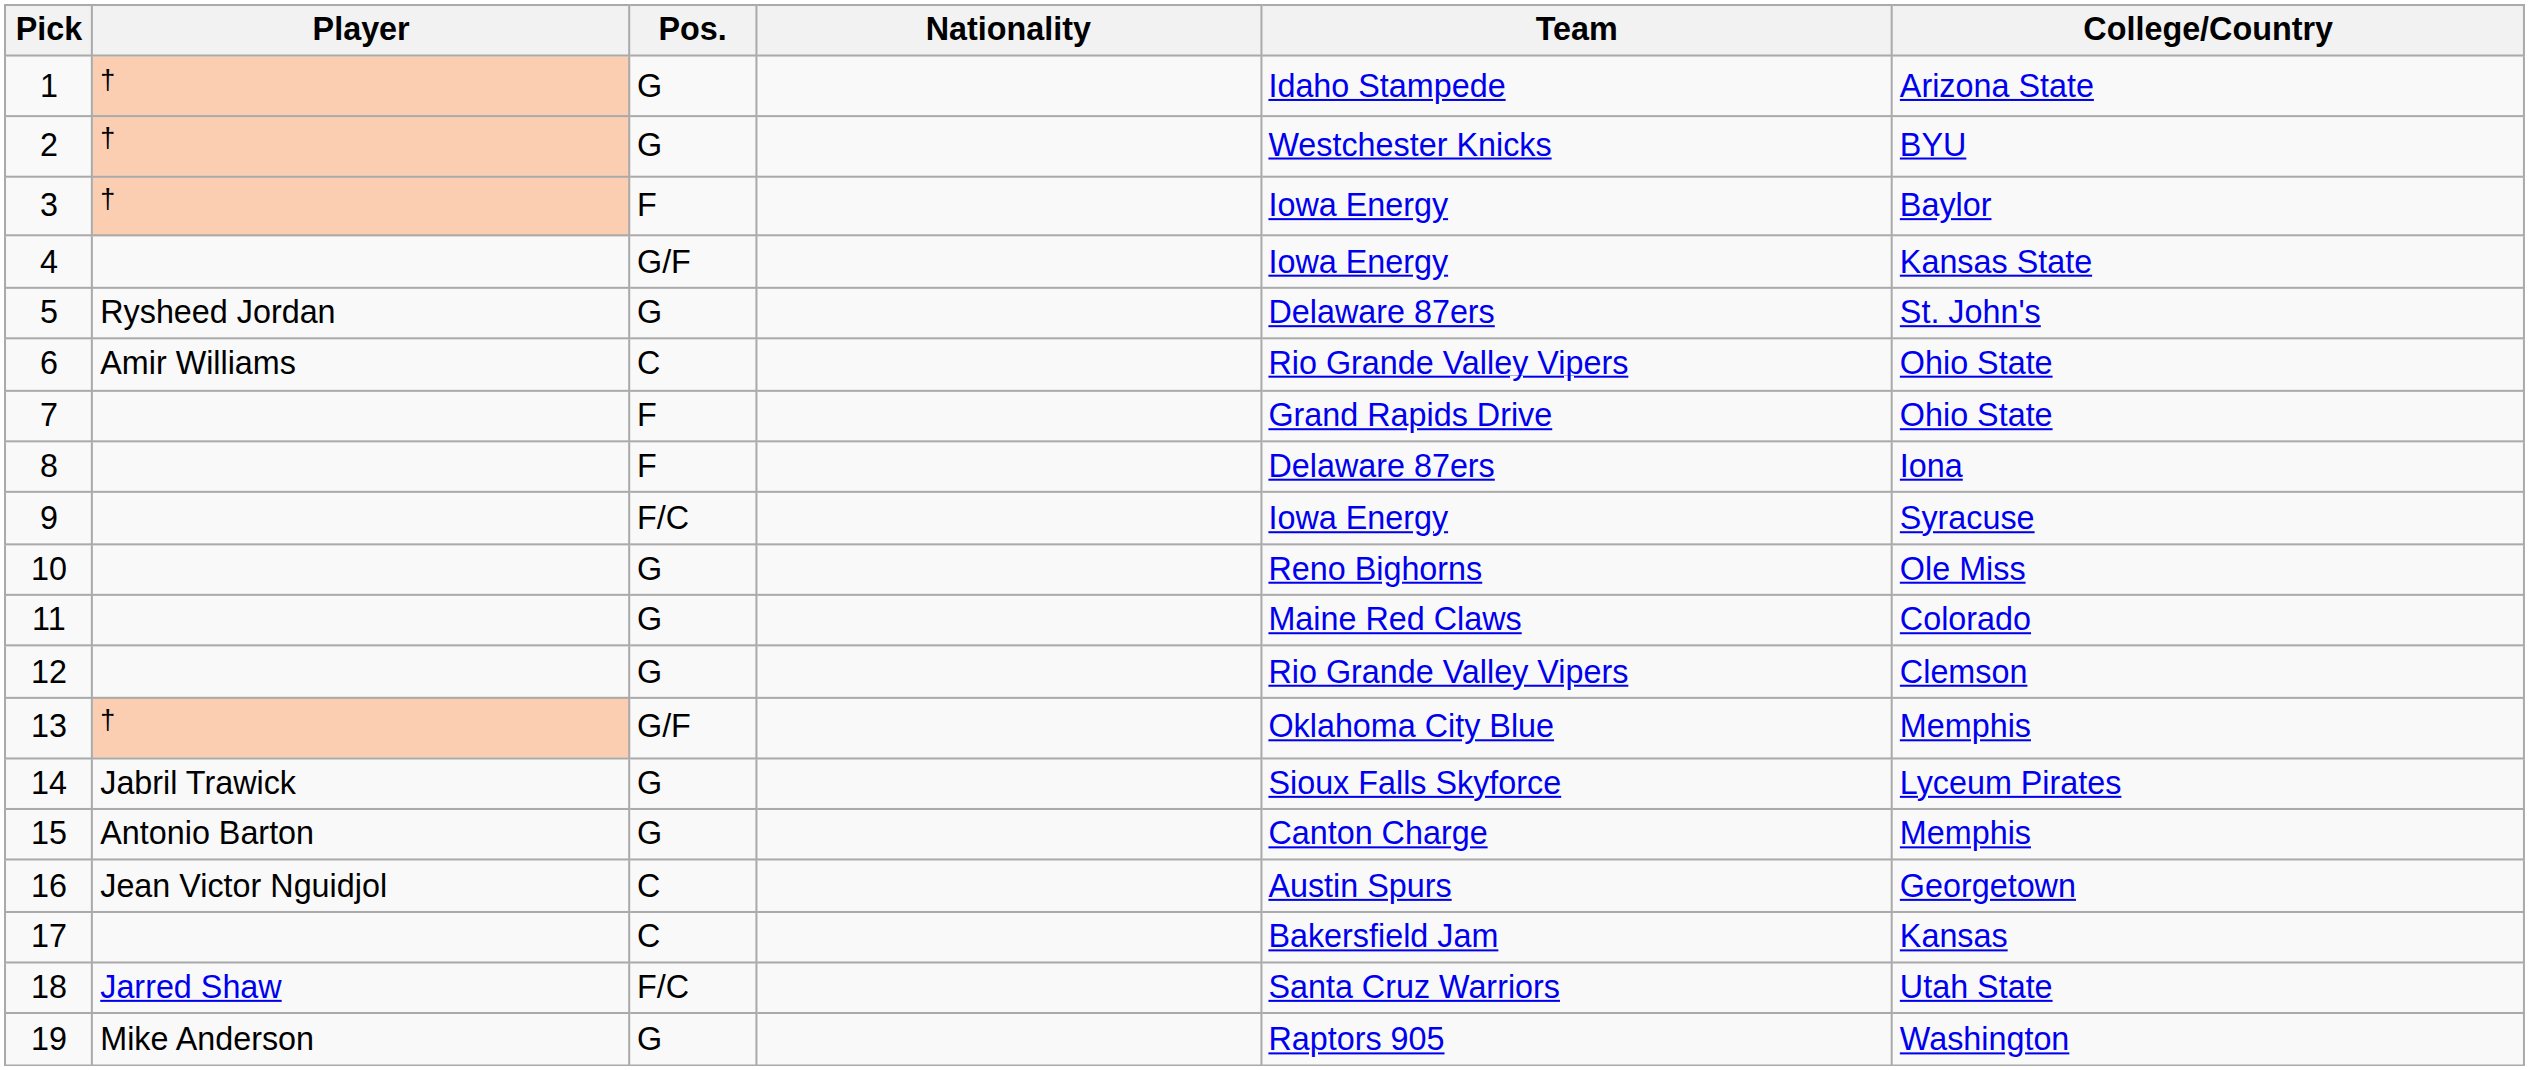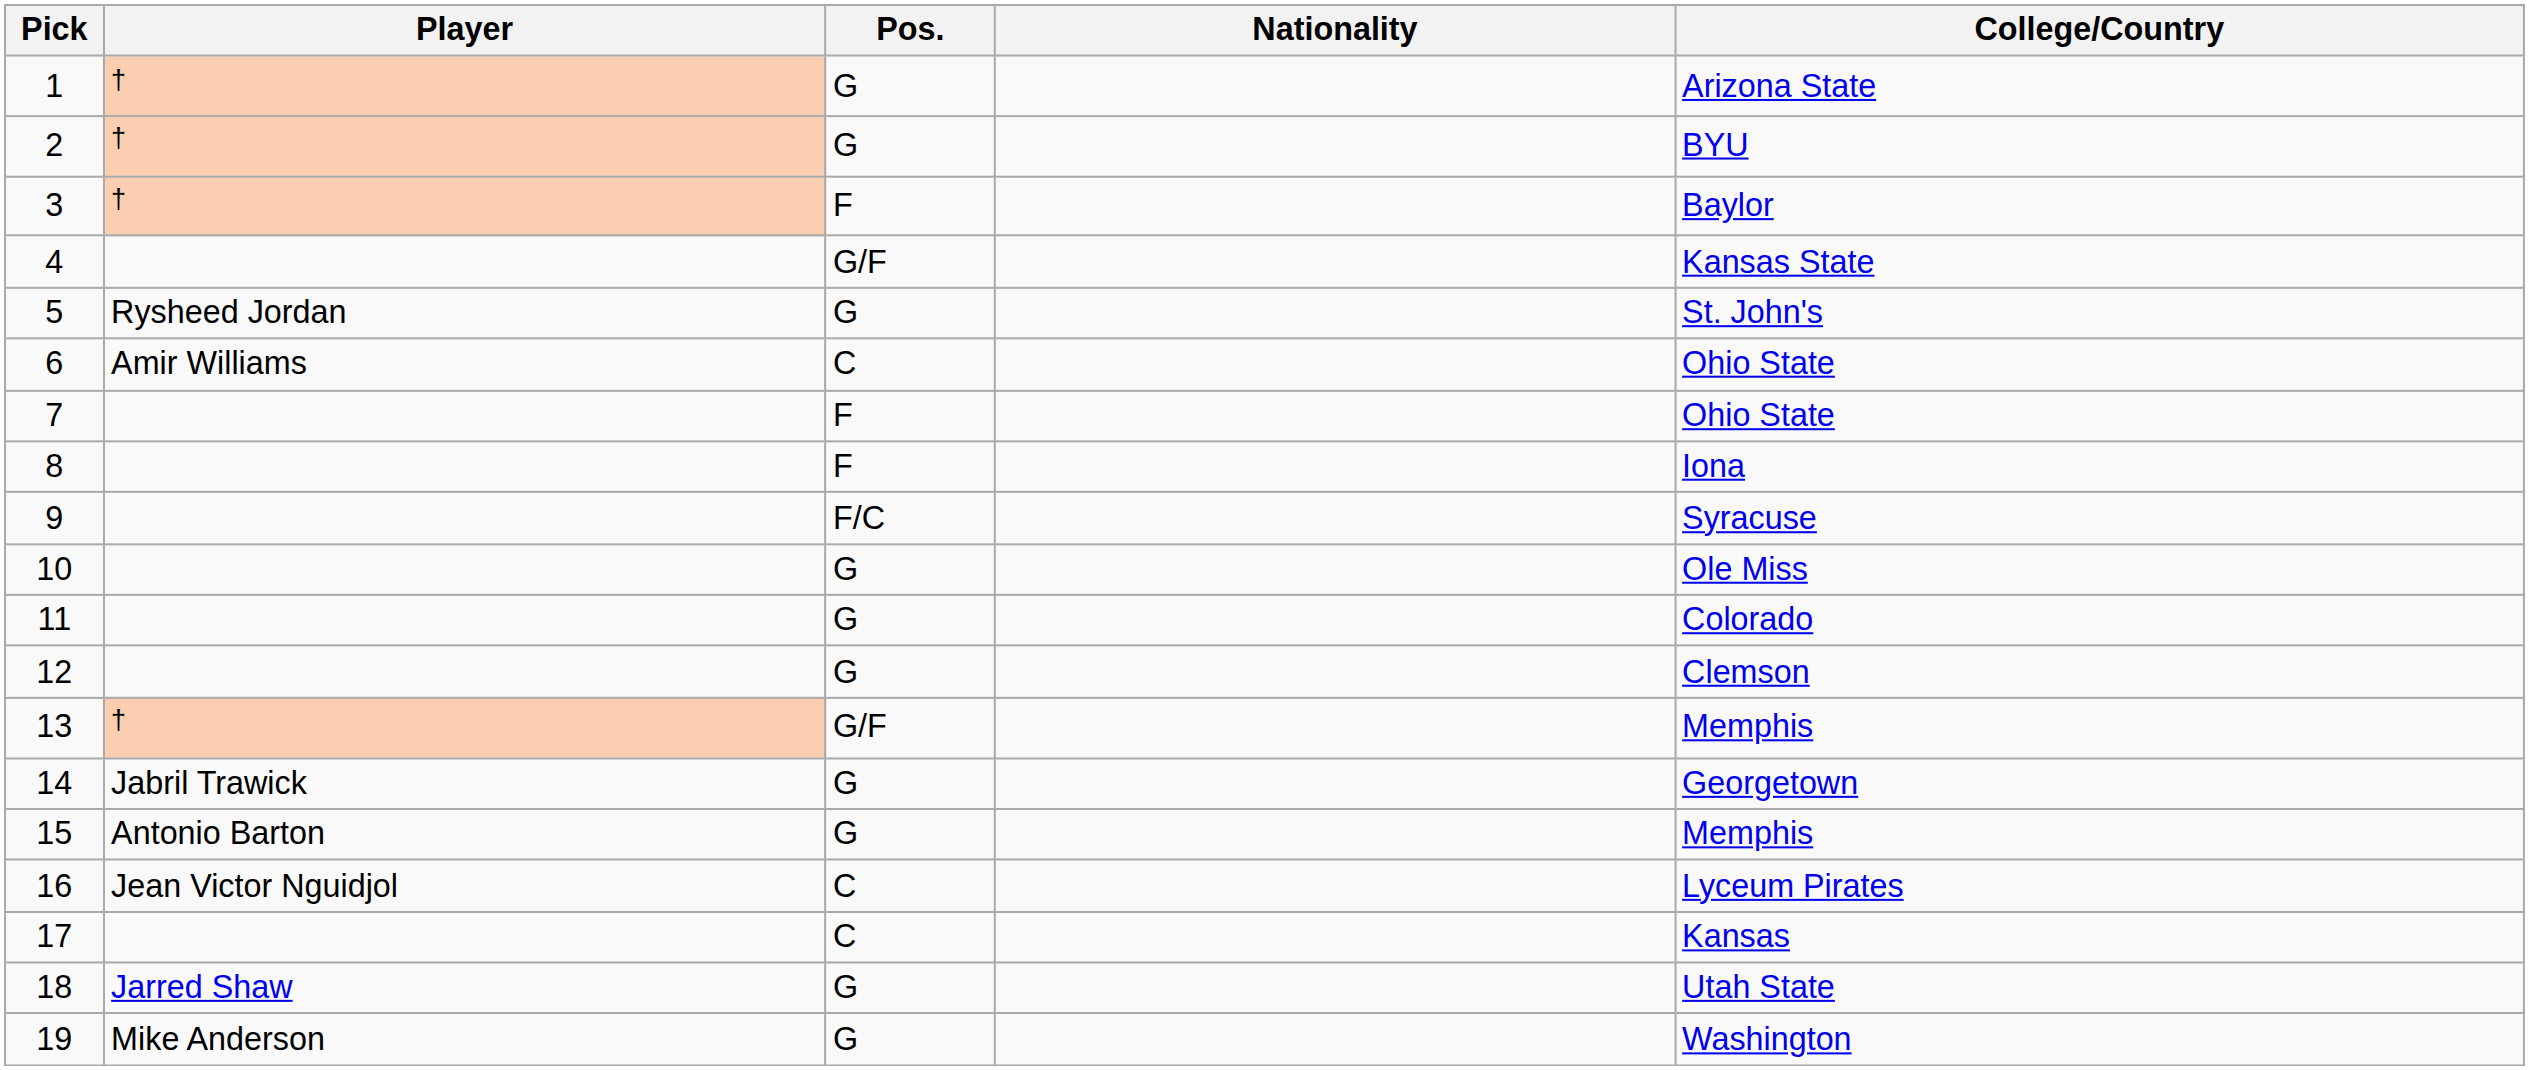- column: (1577, 30)
(2011, 782) Lyceum Pirates -> (1770, 782) Georgetown
(1988, 885) Georgetown -> (1793, 885) Lyceum Pirates
(663, 987) F/C -> (846, 987) G
